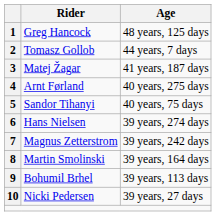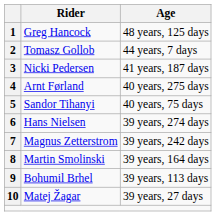(52, 68) Matej Žagar -> (59, 68) Nicki Pedersen
(59, 196) Nicki Pedersen -> (52, 196) Matej Žagar
